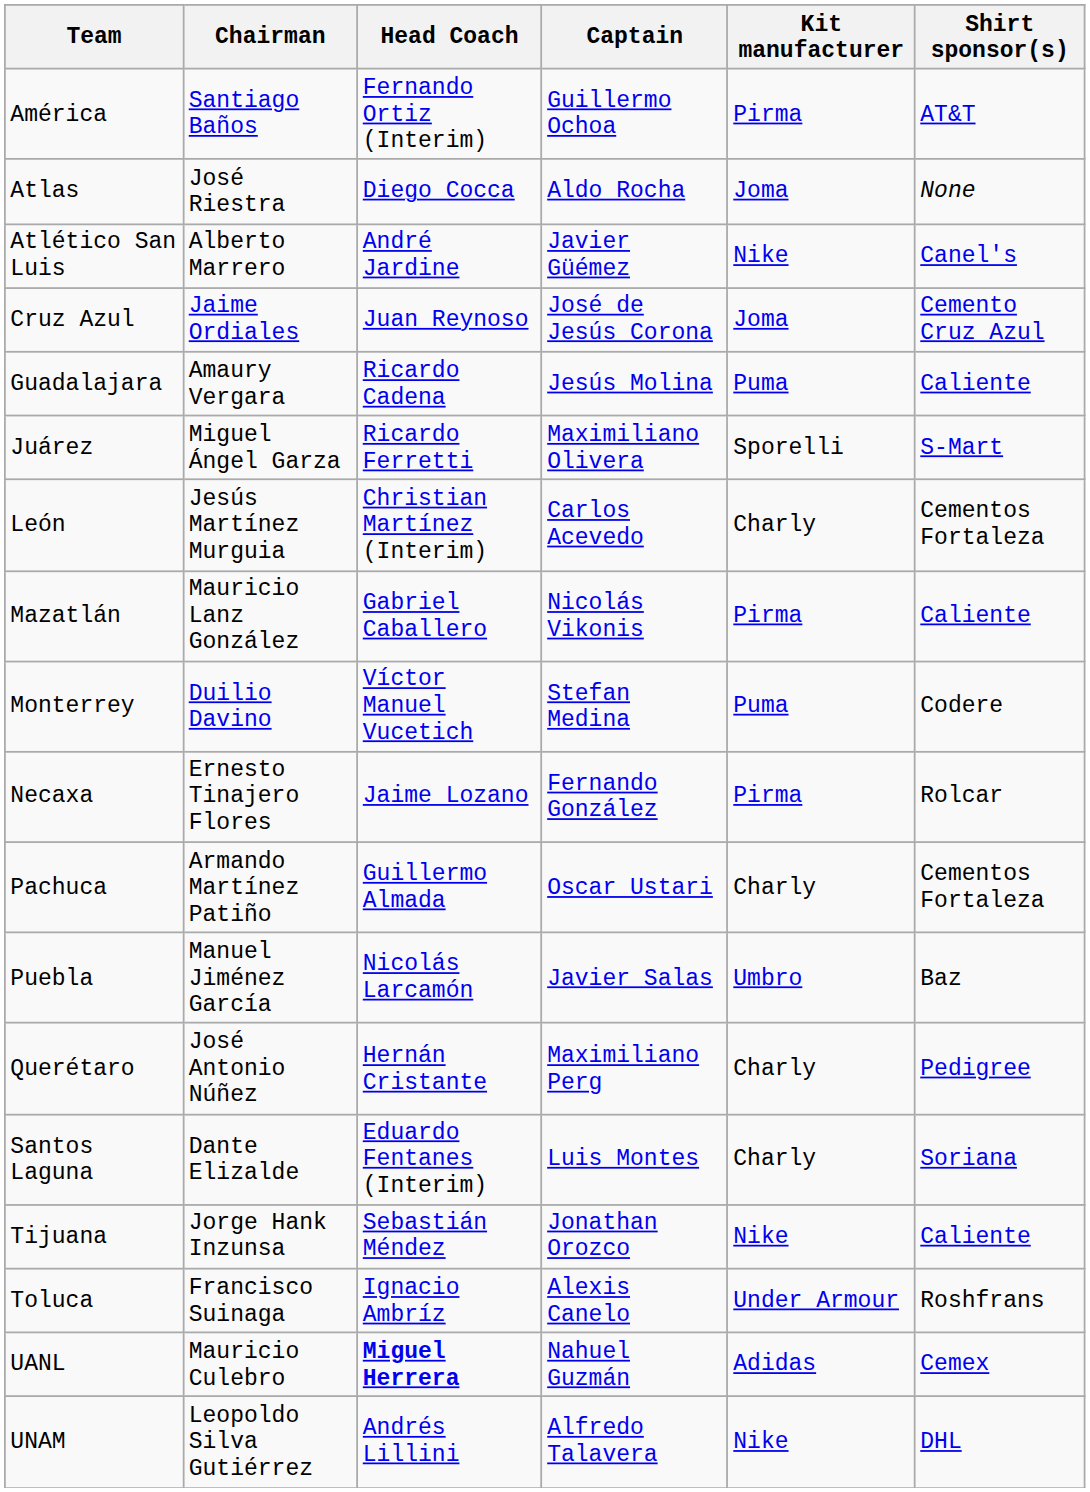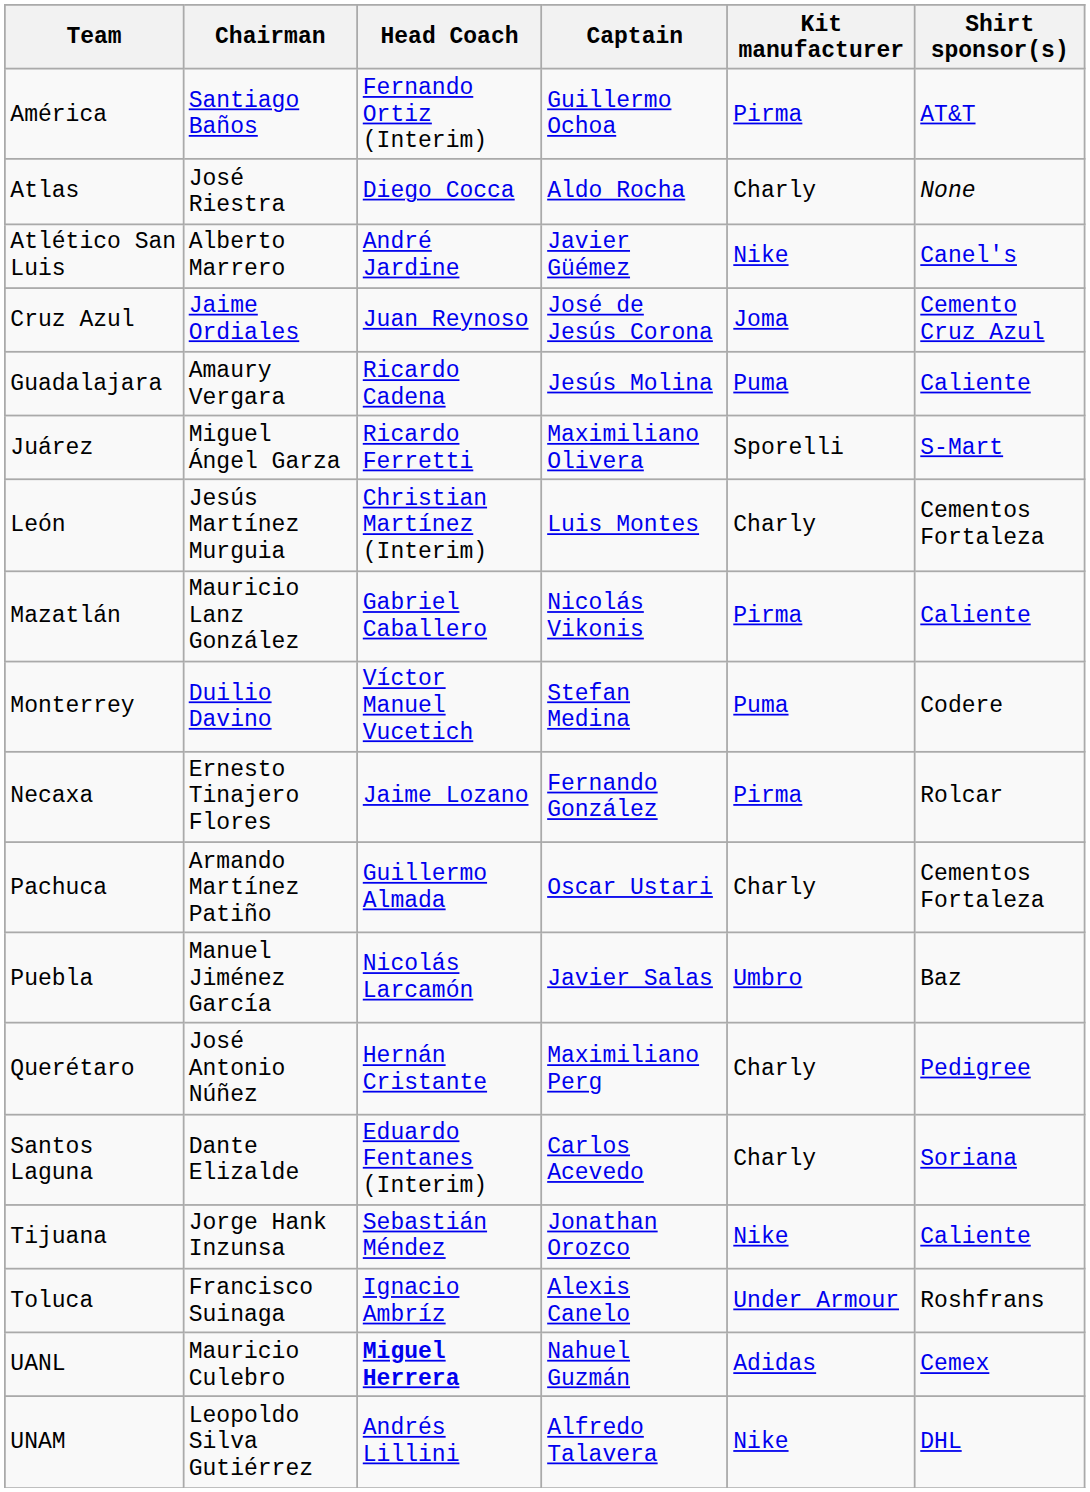(761, 192) Joma -> (775, 192) Charly
(595, 525) Carlos Acevedo -> (623, 525) Luis Montes
(623, 1159) Luis Montes -> (595, 1159) Carlos Acevedo
